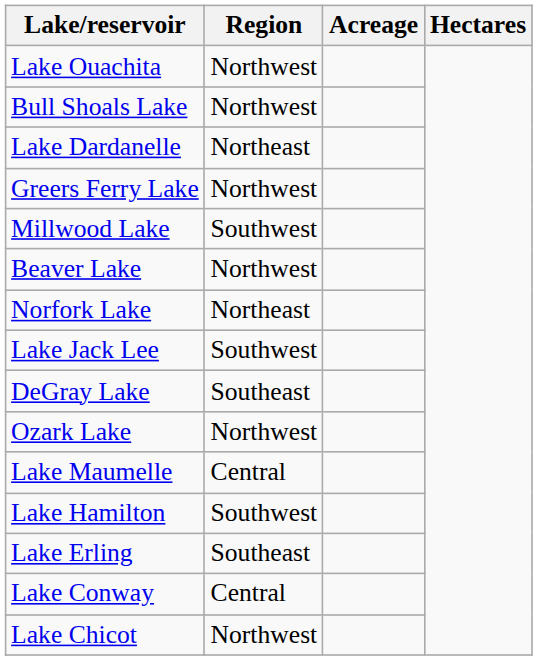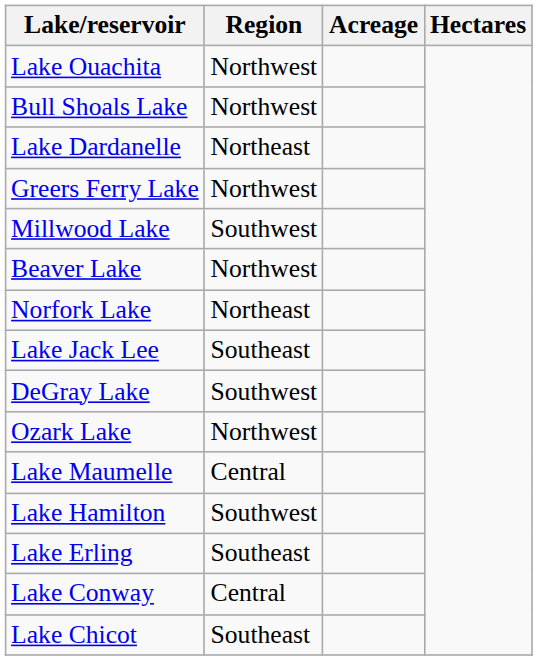(264, 350) Southwest -> (260, 350) Southeast
(260, 390) Southeast -> (264, 390) Southwest
(264, 634) Northwest -> (260, 634) Southeast
